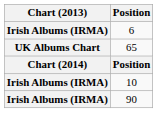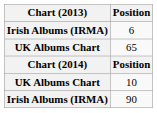(57, 82) Irish Albums (IRMA) -> (57, 82) UK Albums Chart
